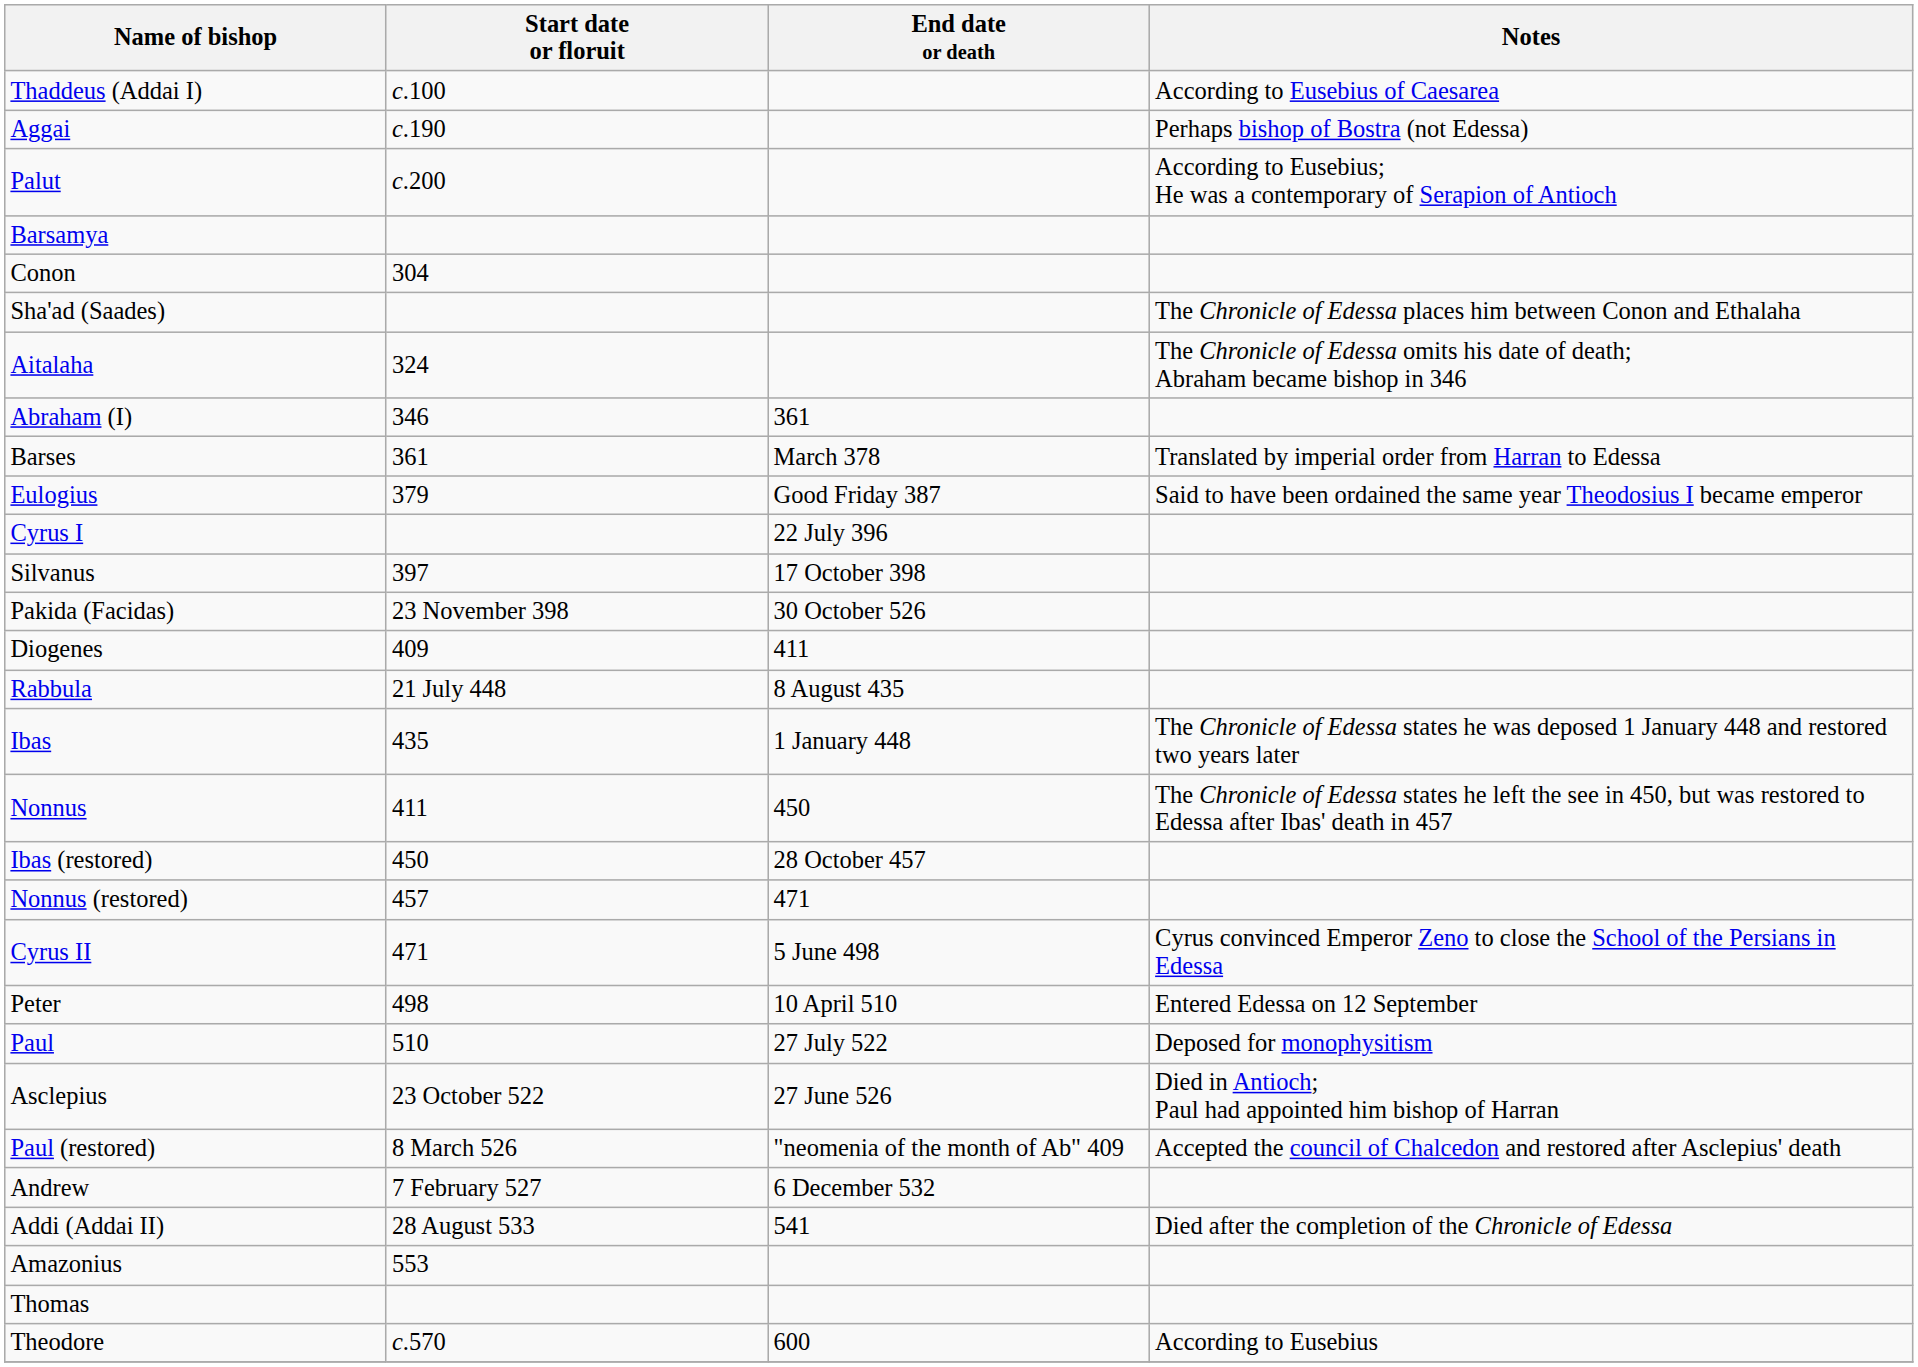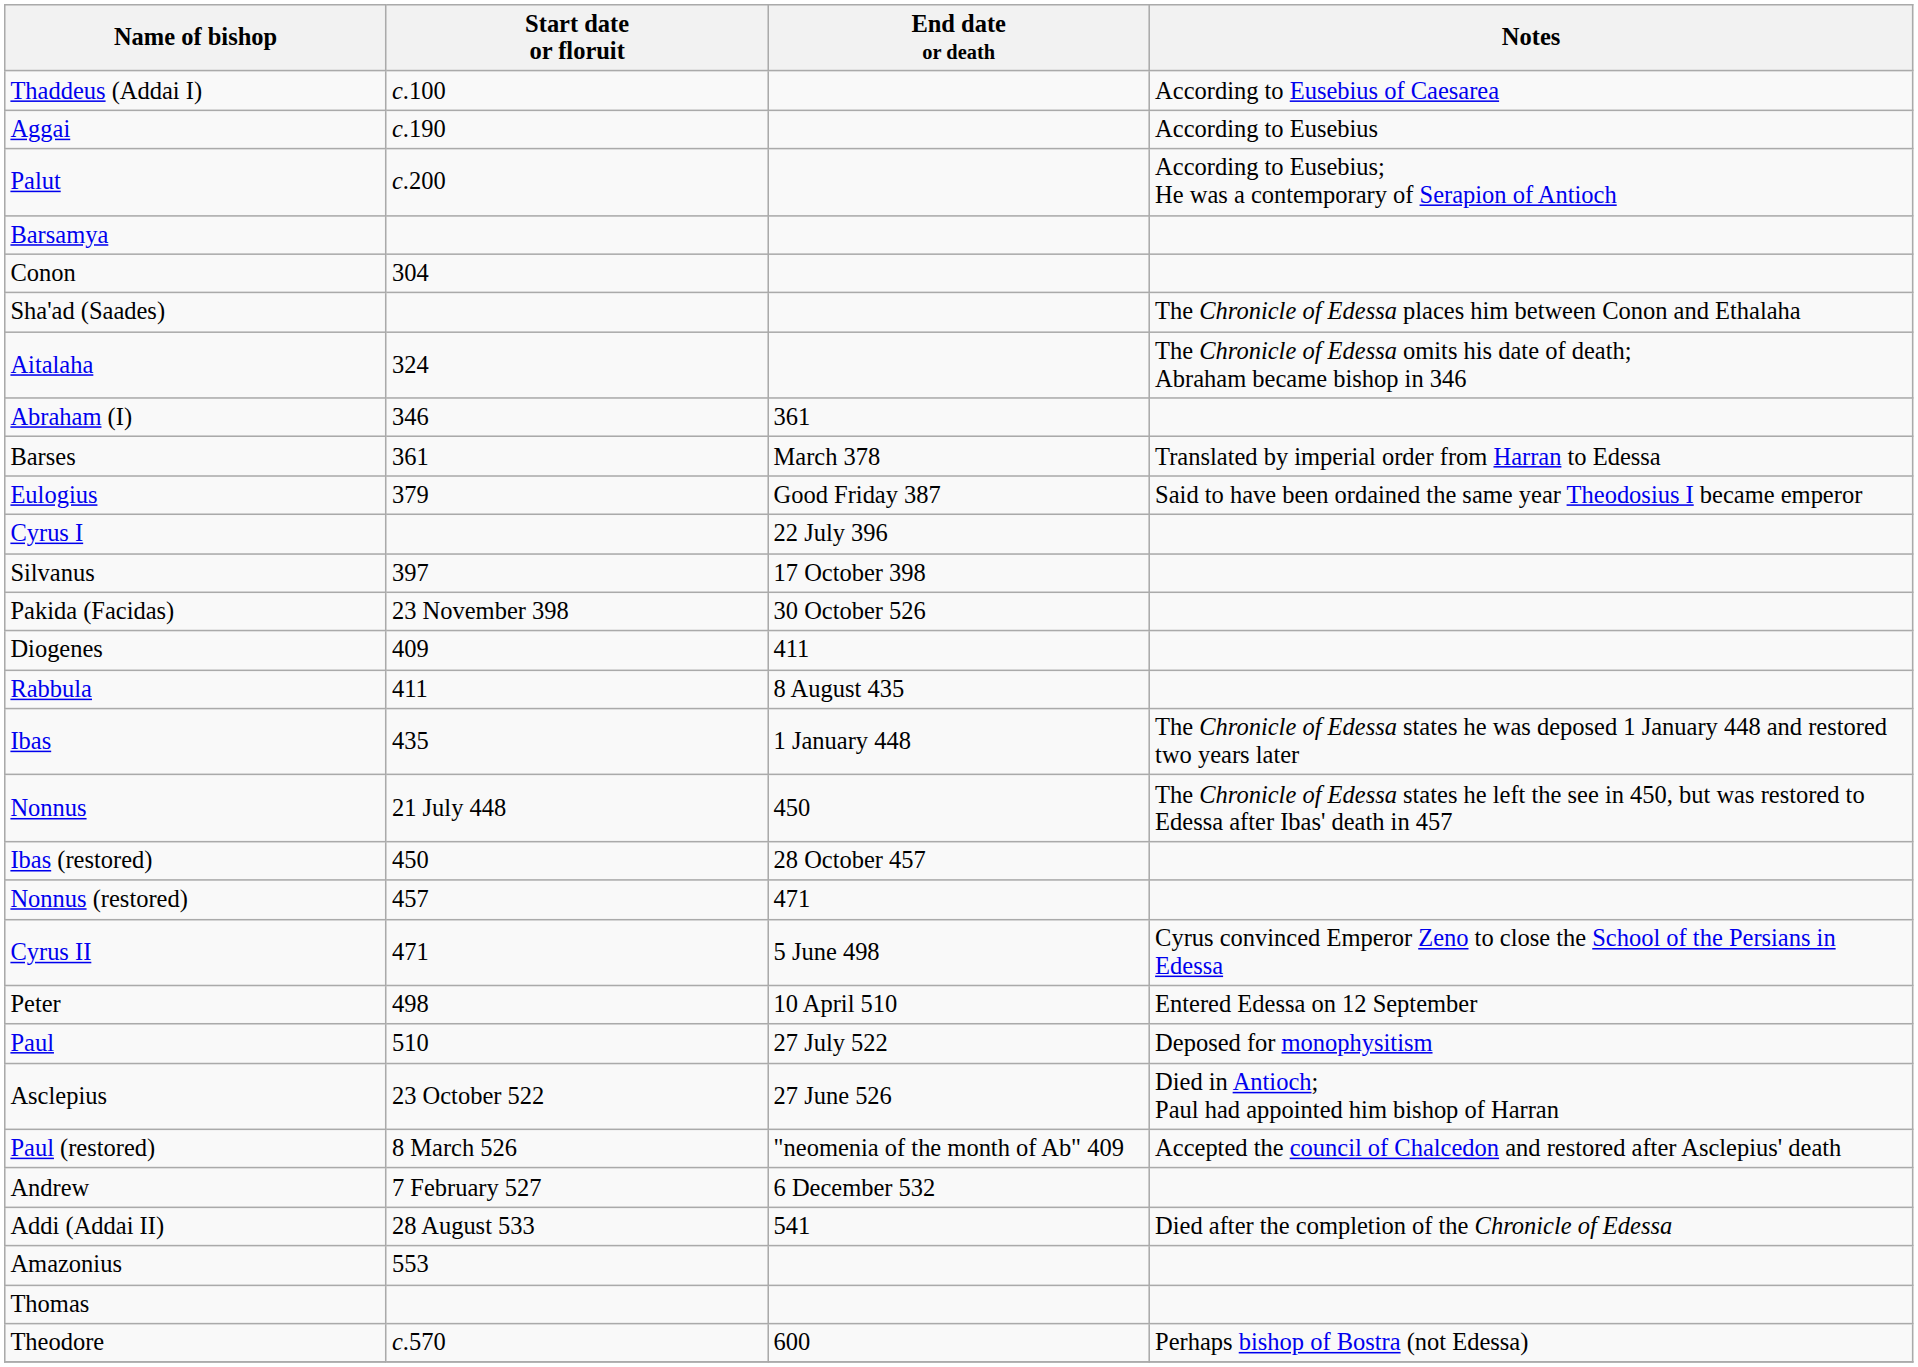(1342, 129) Perhaps bishop of Bostra (not Edessa) -> (1267, 129) According to Eusebius
(449, 688) 21 July 448 -> (410, 688) 411
(410, 807) 411 -> (449, 807) 21 July 448
(1267, 1342) According to Eusebius -> (1342, 1342) Perhaps bishop of Bostra (not Edessa)
